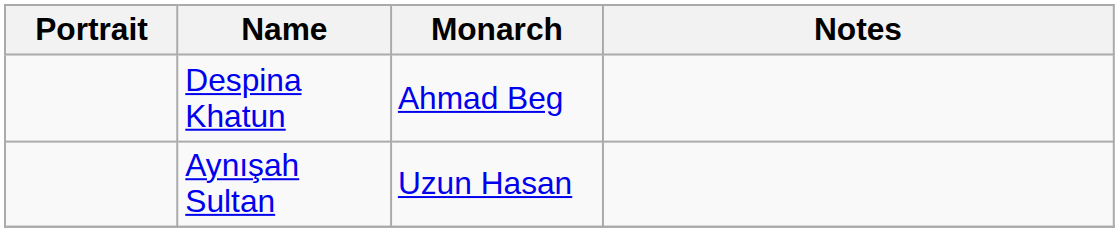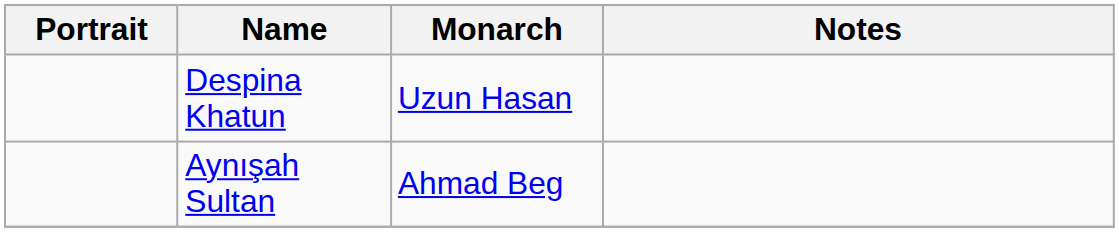(481, 97) Ahmad Beg -> (485, 97) Uzun Hasan
(485, 183) Uzun Hasan -> (481, 183) Ahmad Beg
